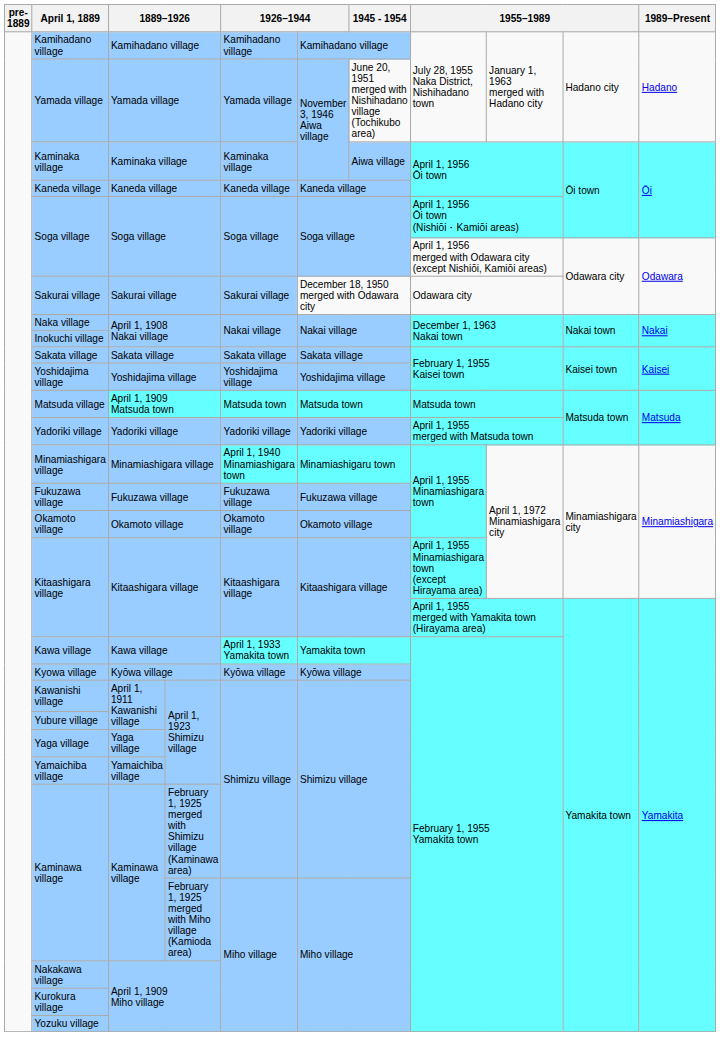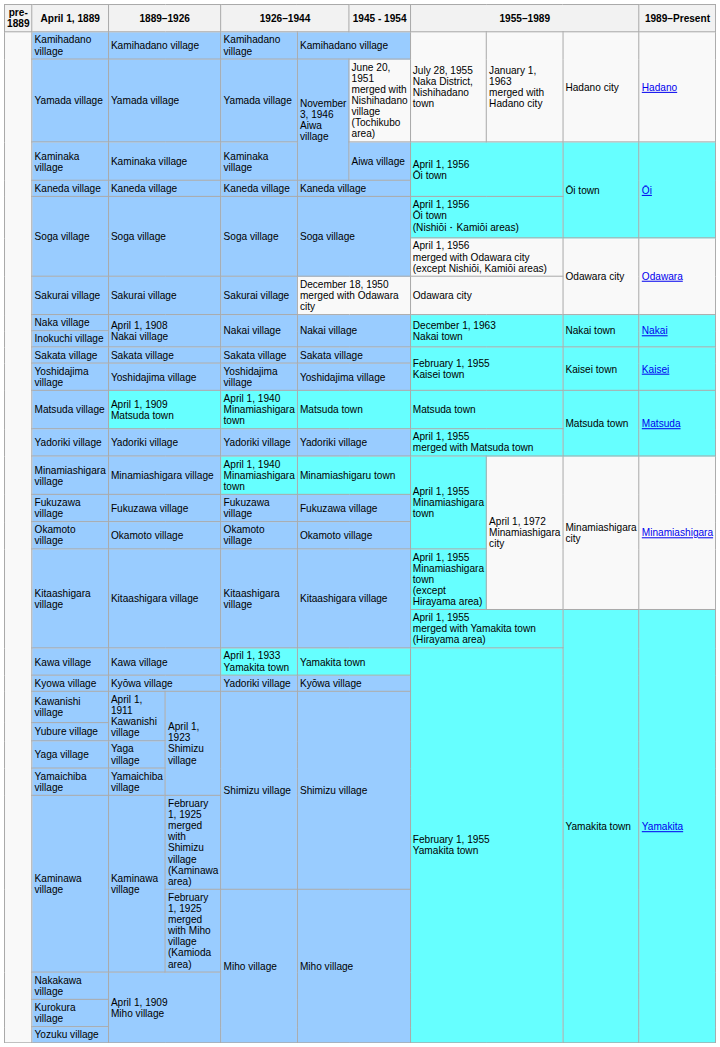(255, 404) Matsuda town -> (259, 410) April 1, 1940 Minamiashigara town
(254, 672) Kyōwa village -> (257, 683) Yadoriki village
